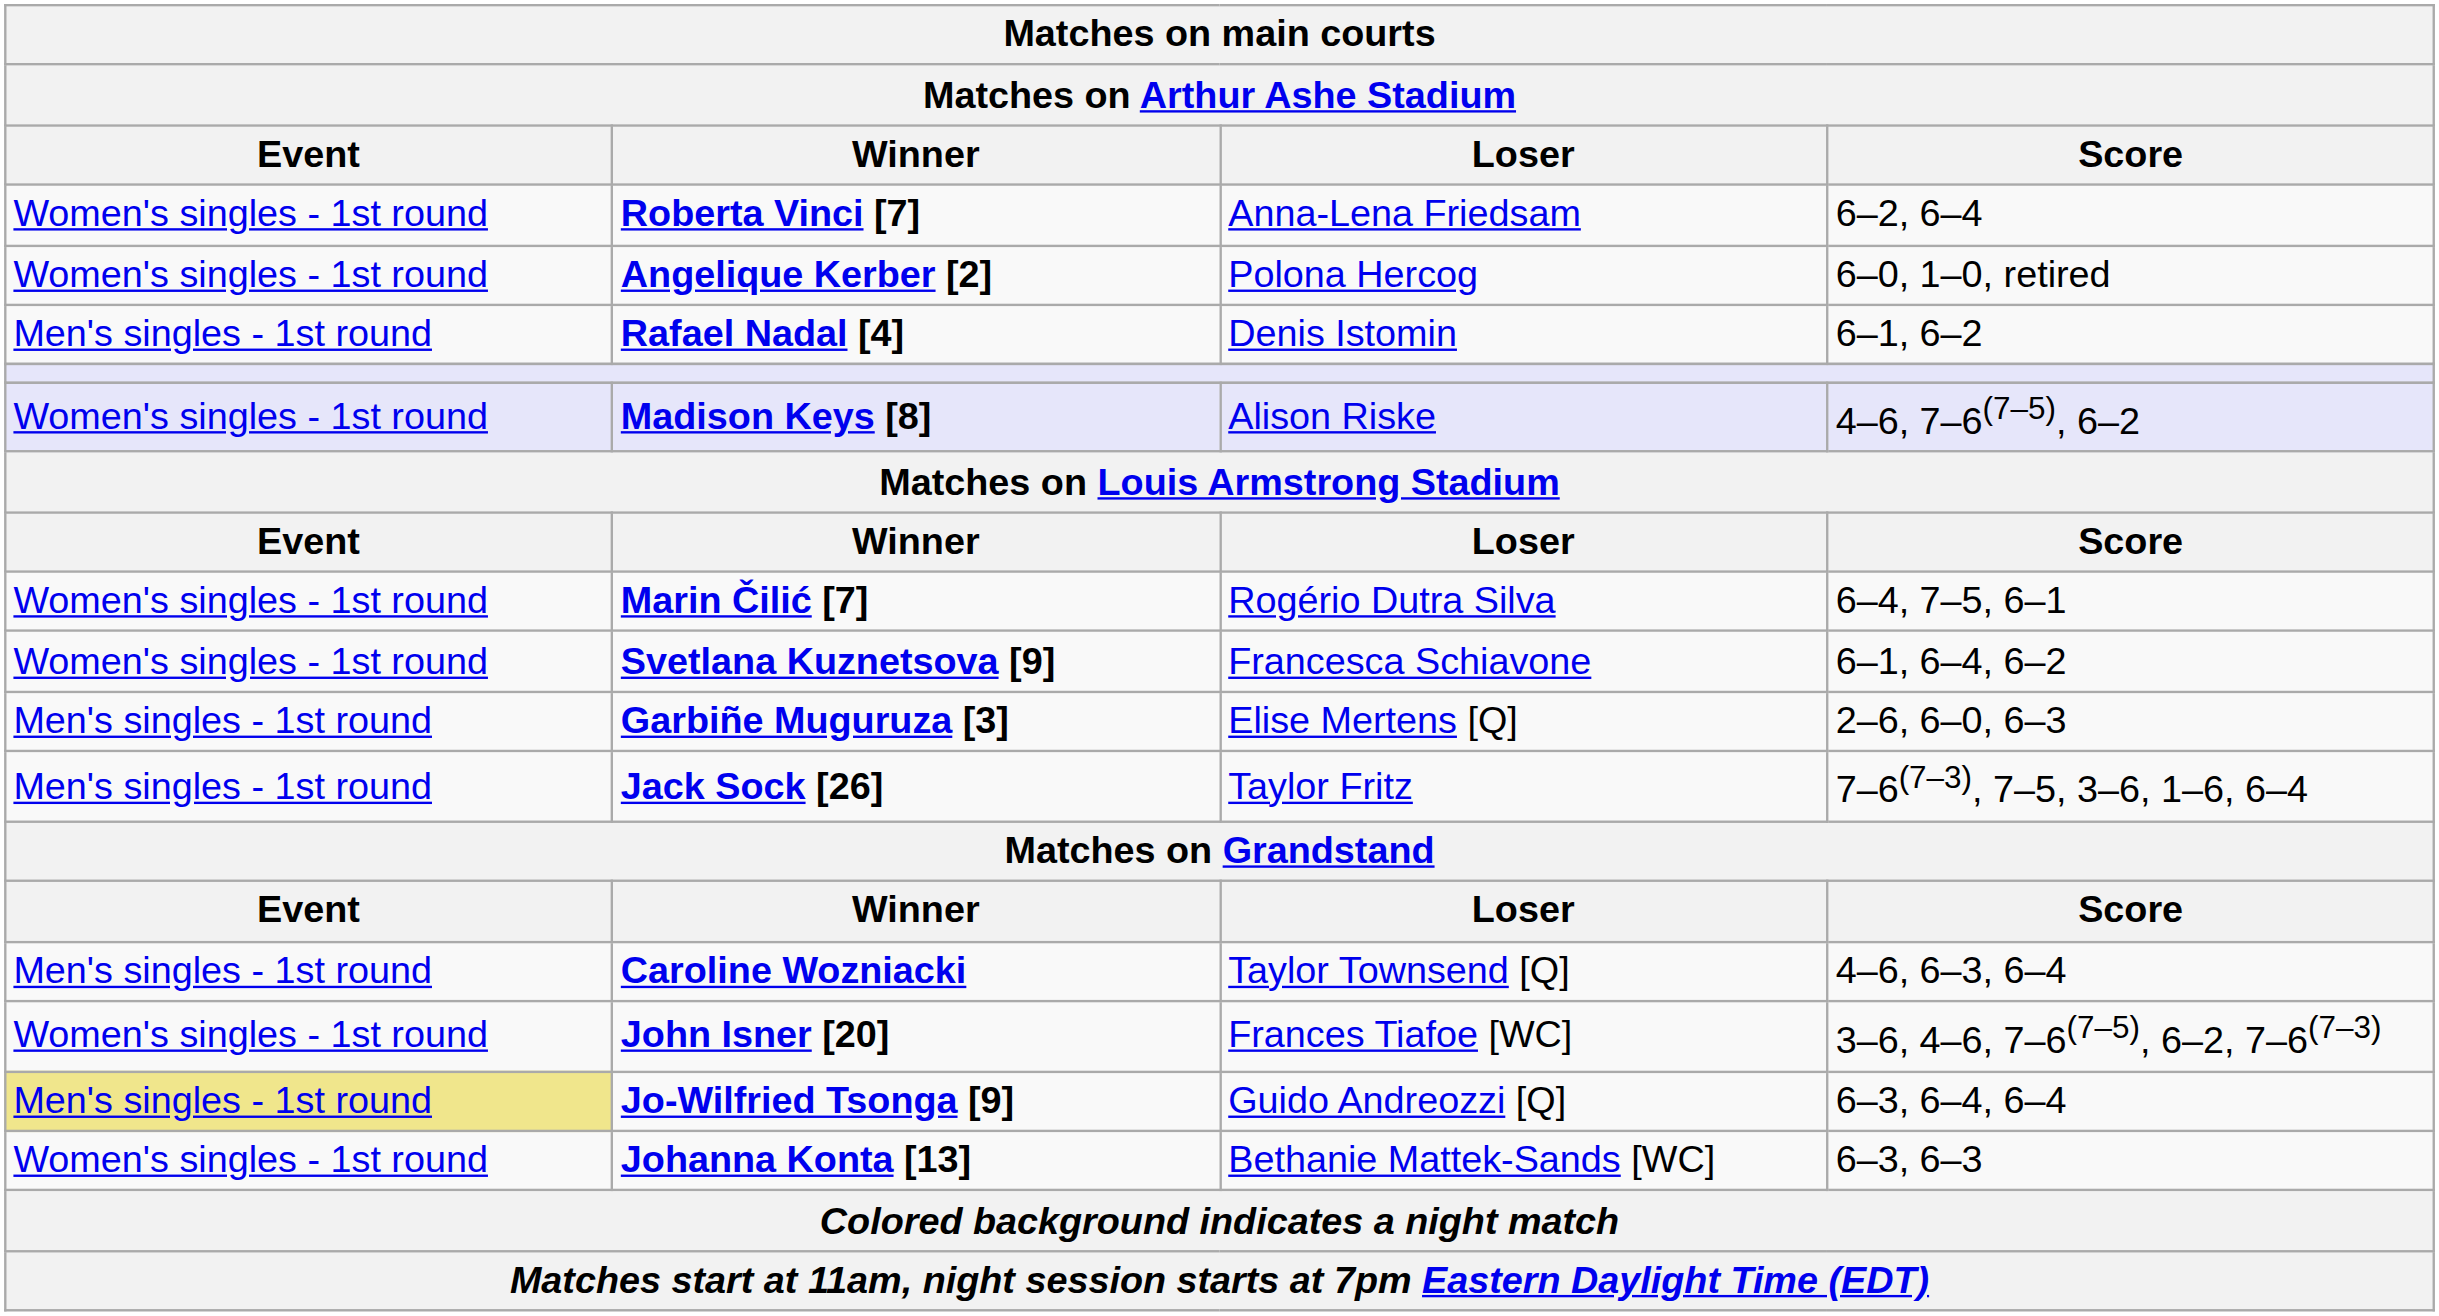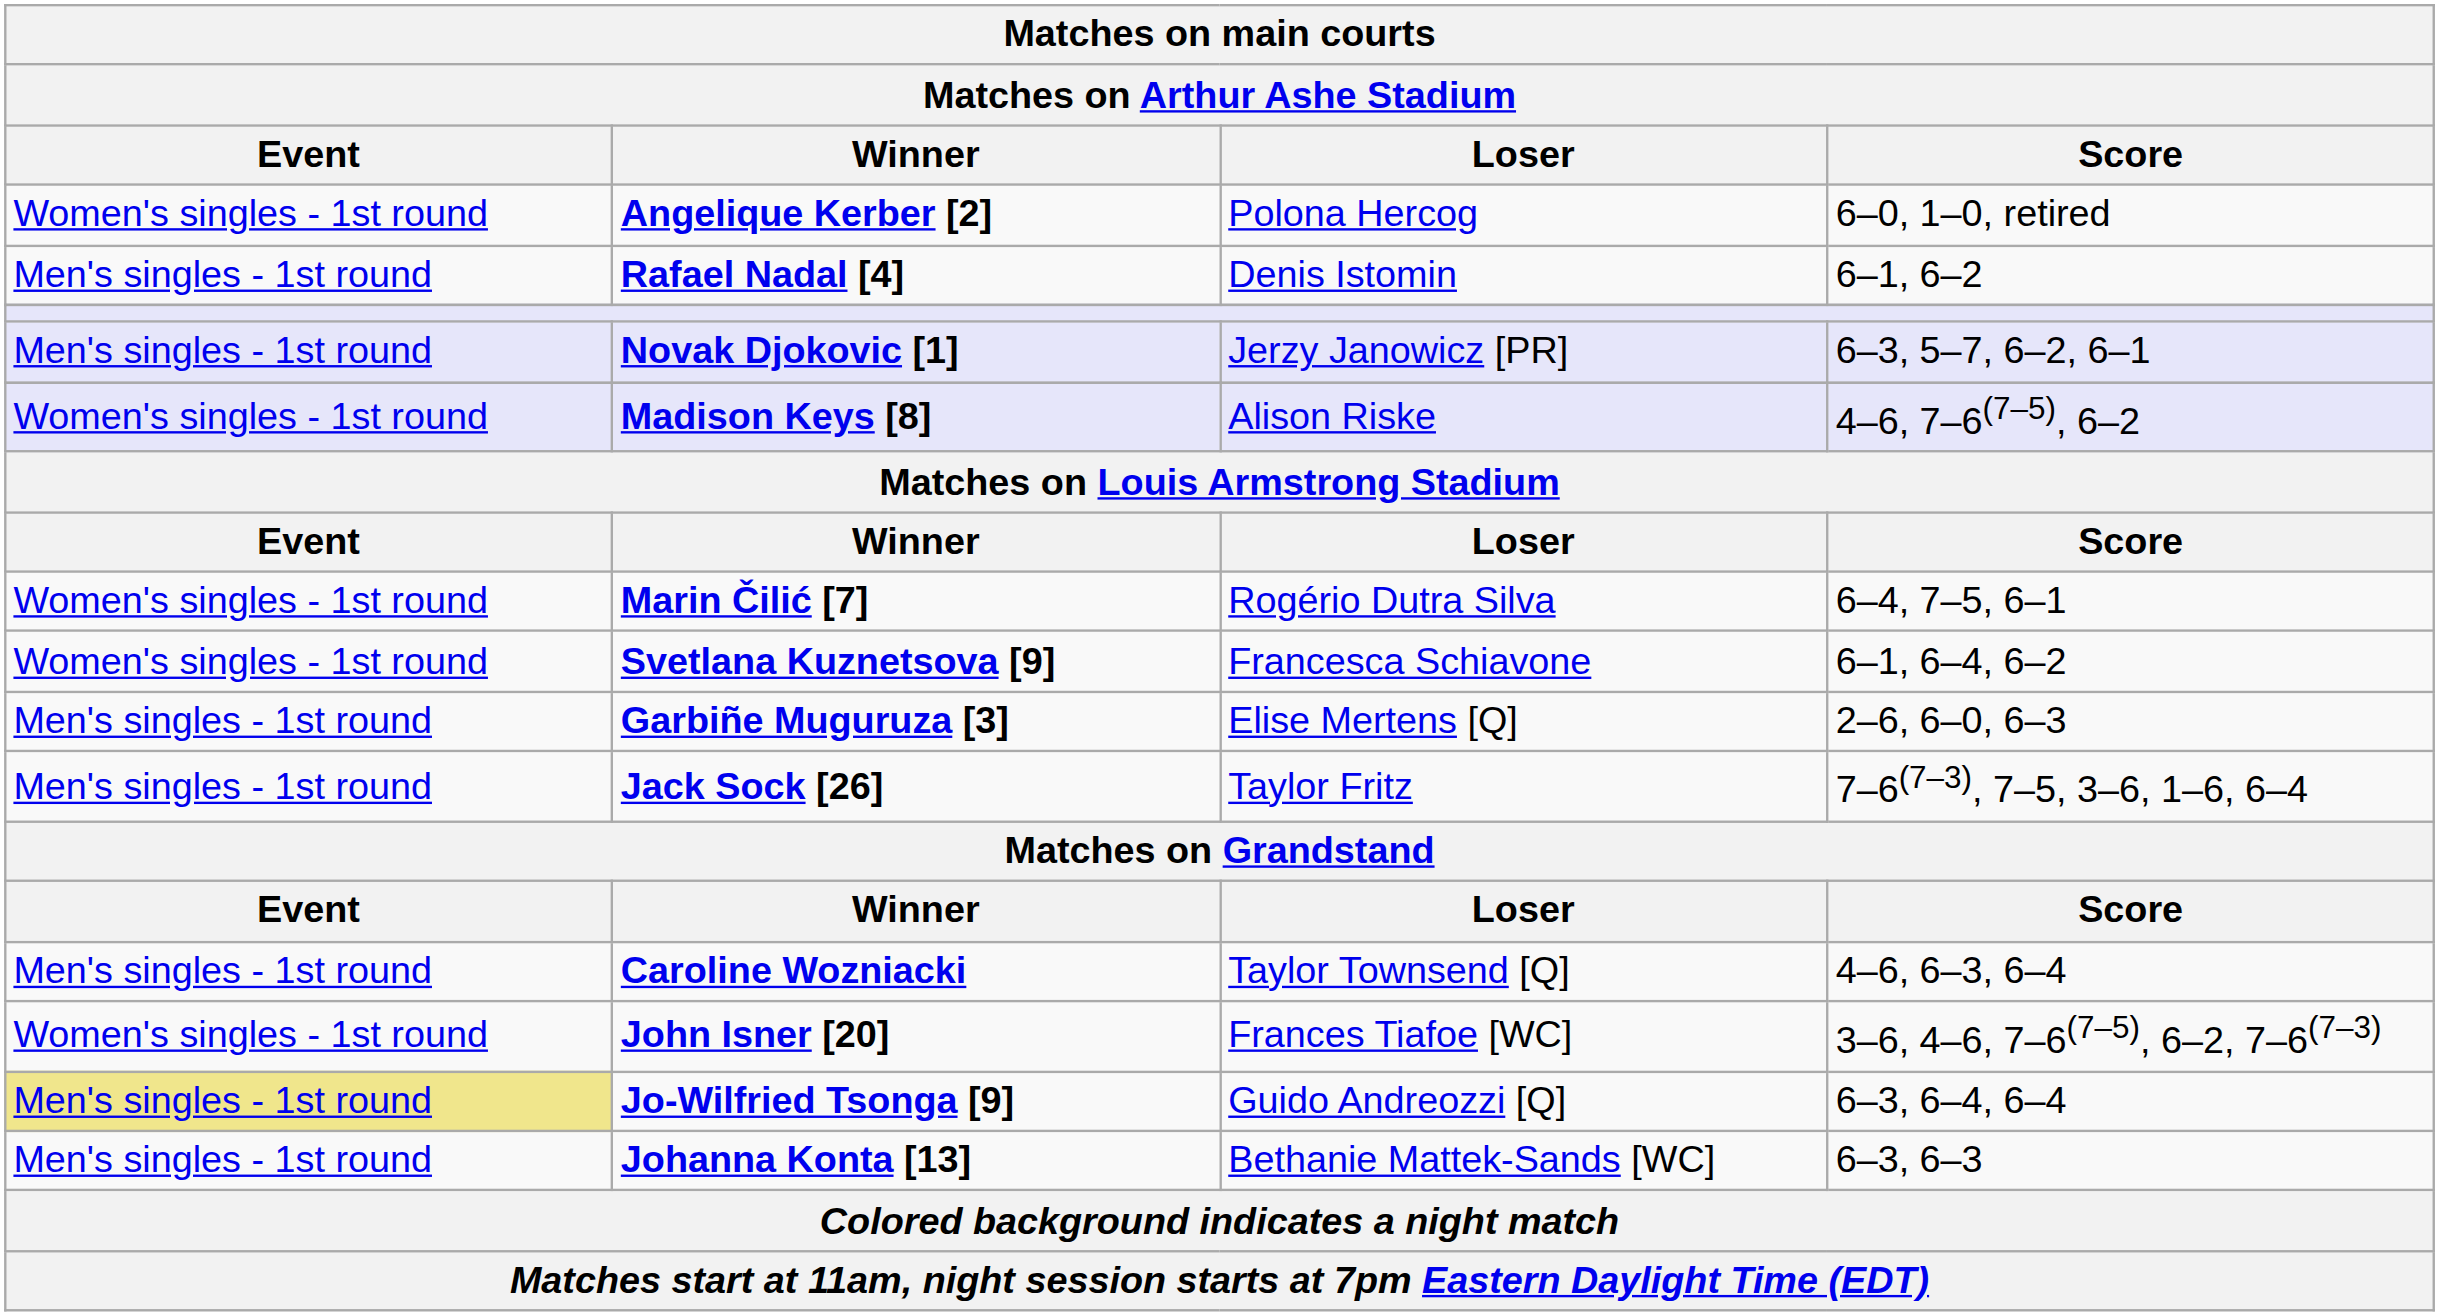- row: (770, 214)
+ row: (790, 351)
(251, 1160) Women's singles - 1st round -> (223, 1160) Men's singles - 1st round
